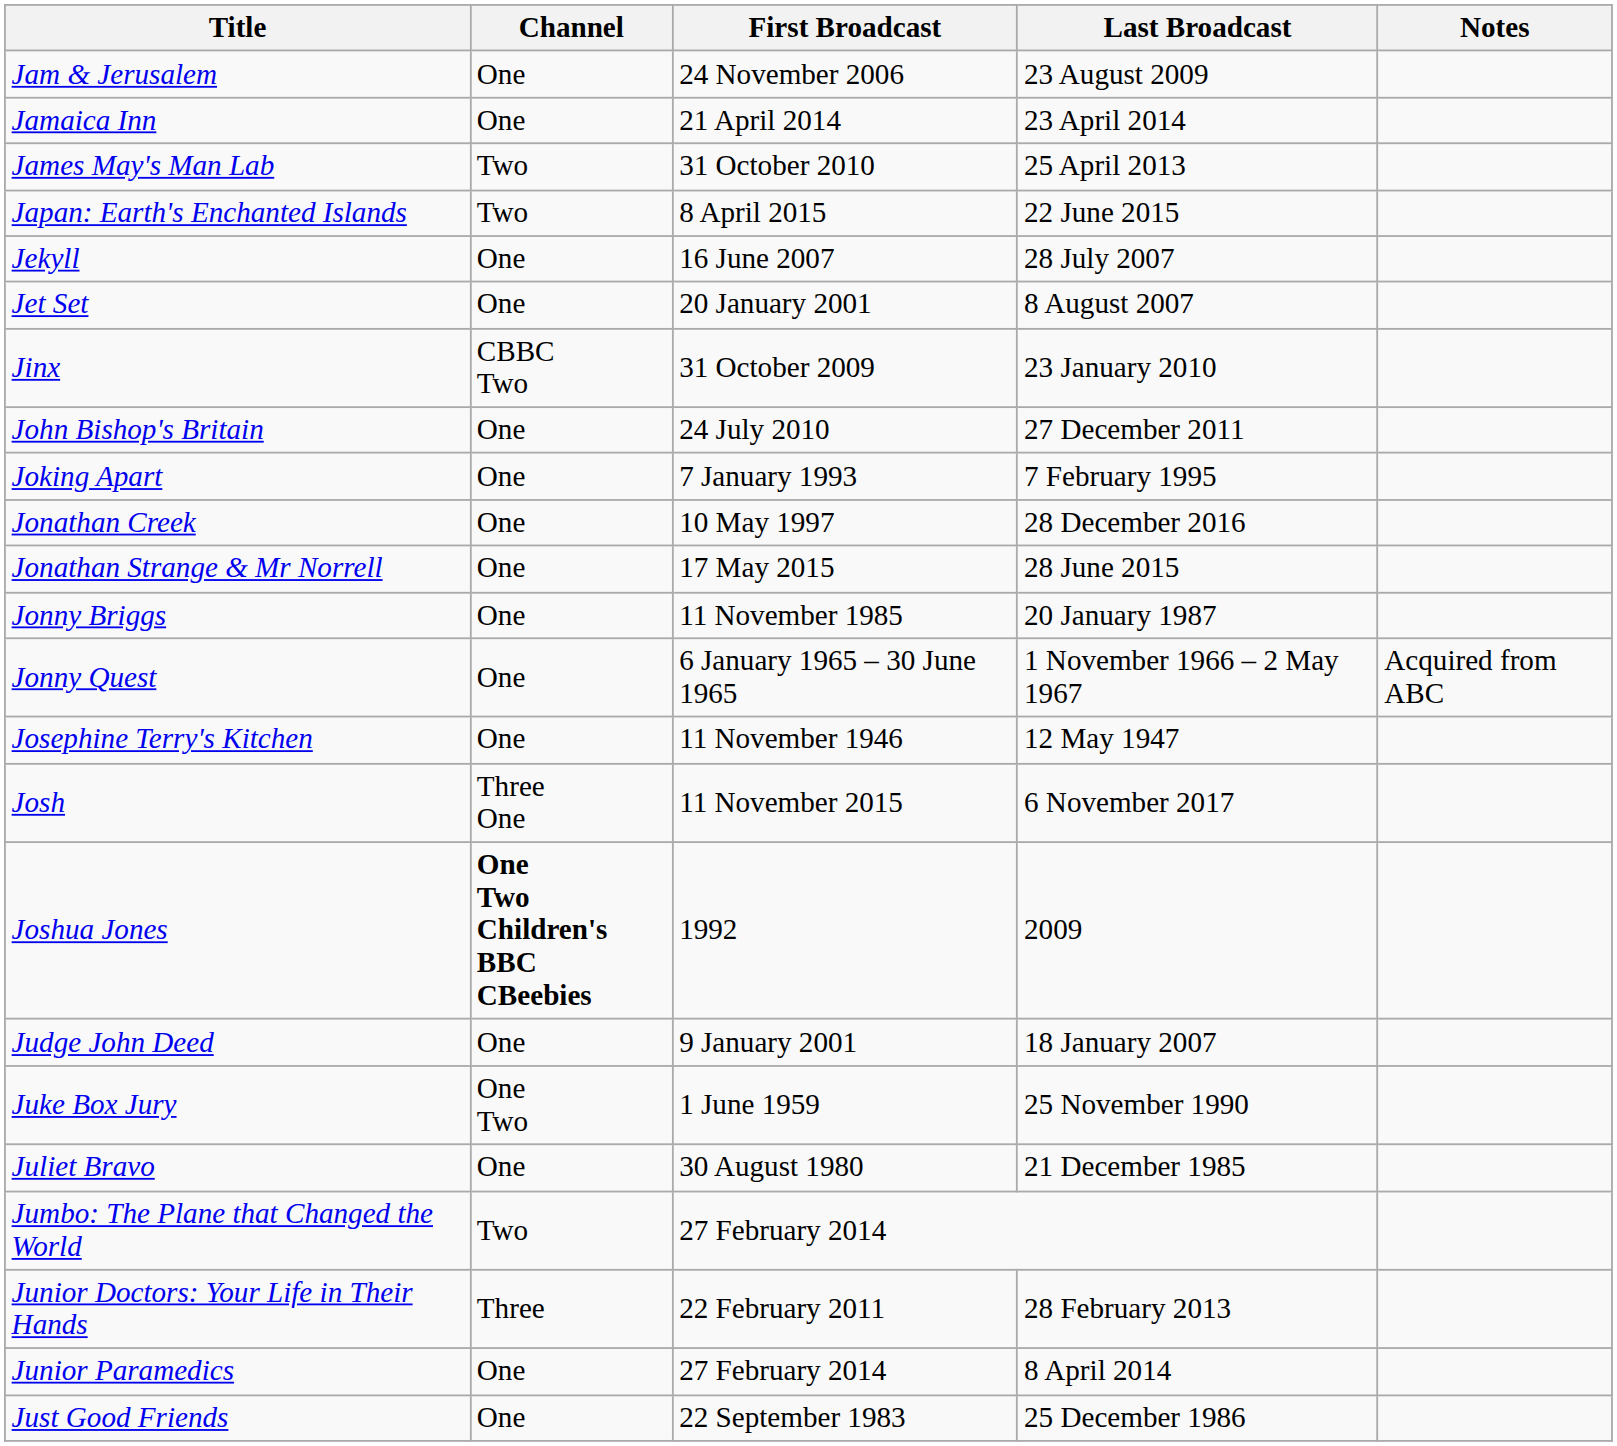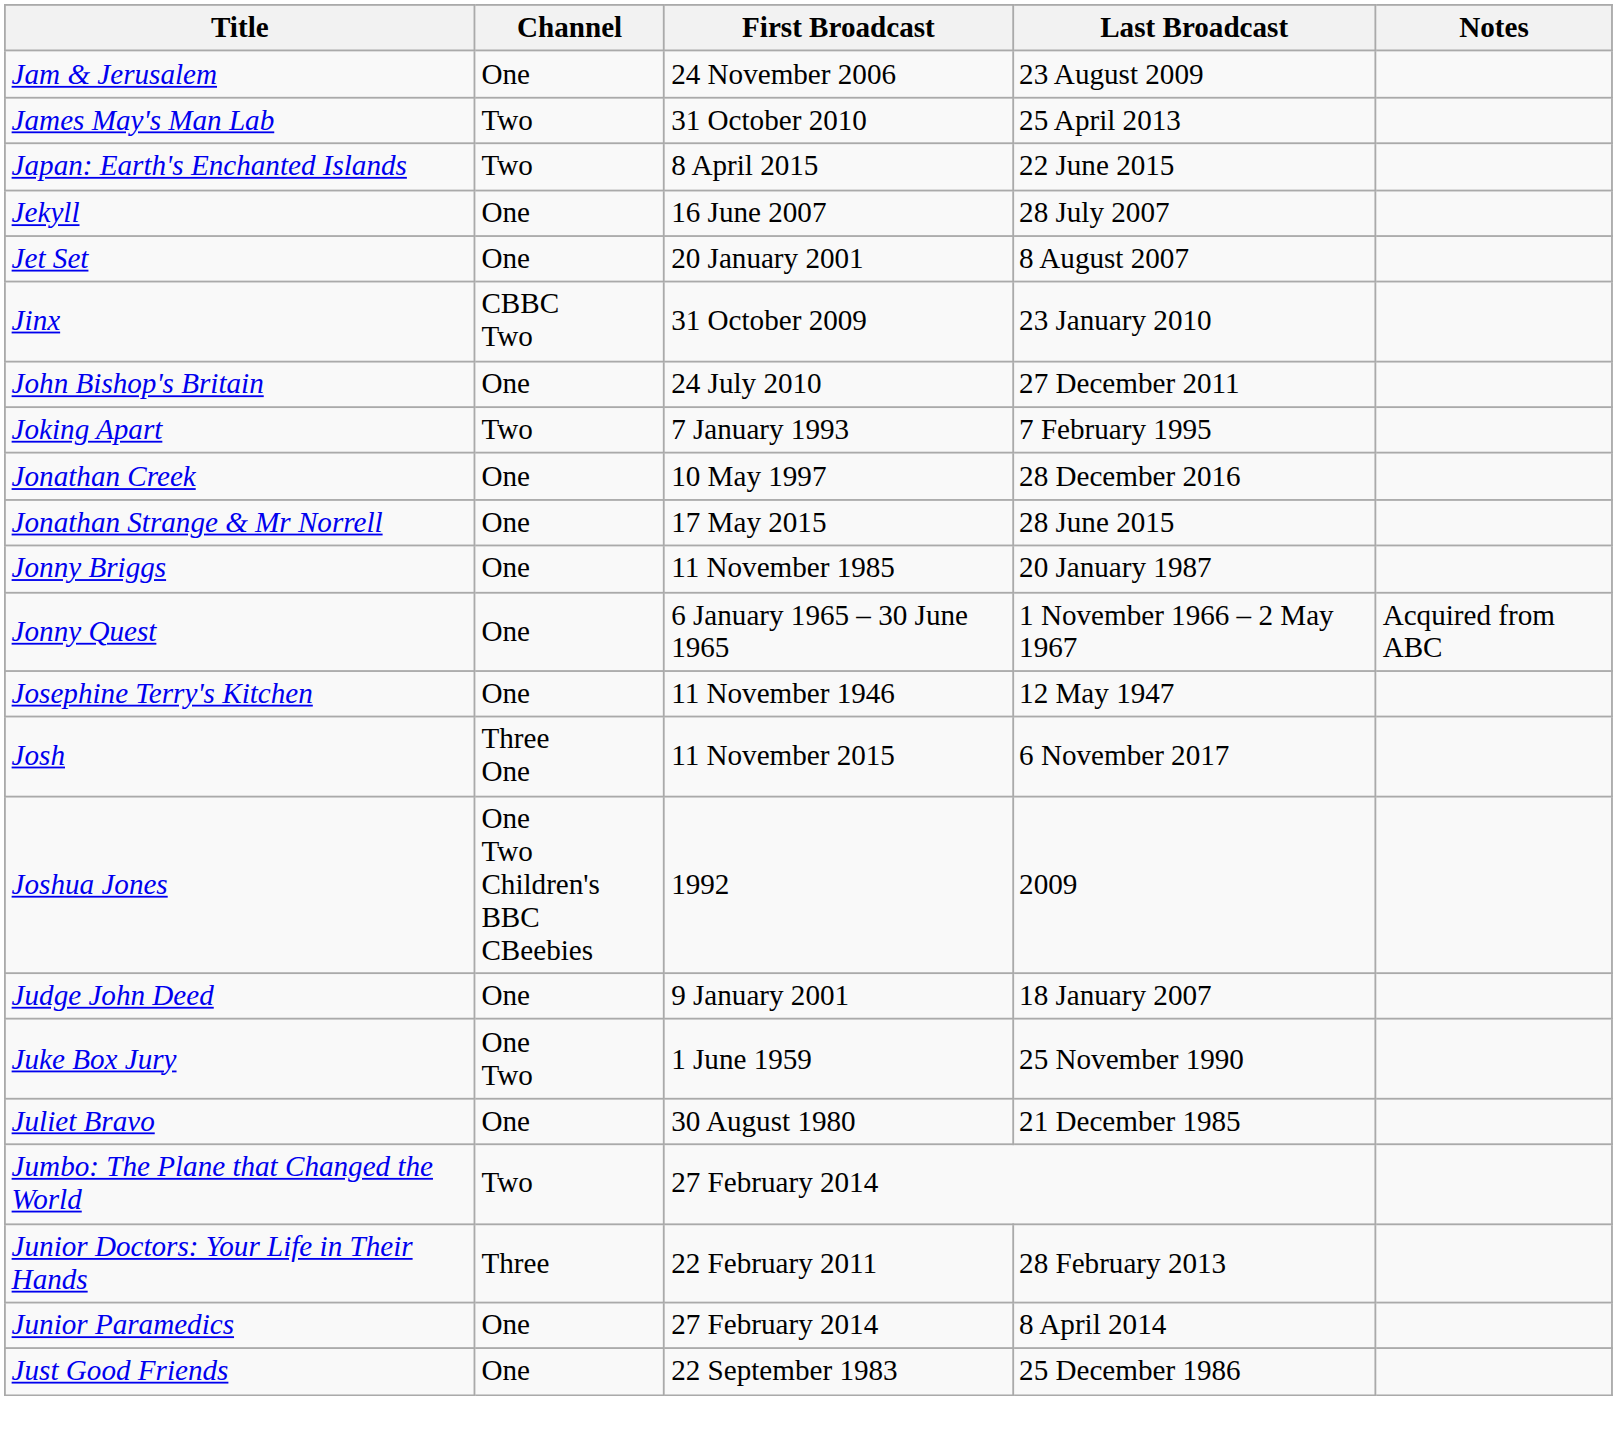- row: (84, 119)
(501, 475) One -> (507, 429) Two
(542, 930) bold -> (541, 884) normal
